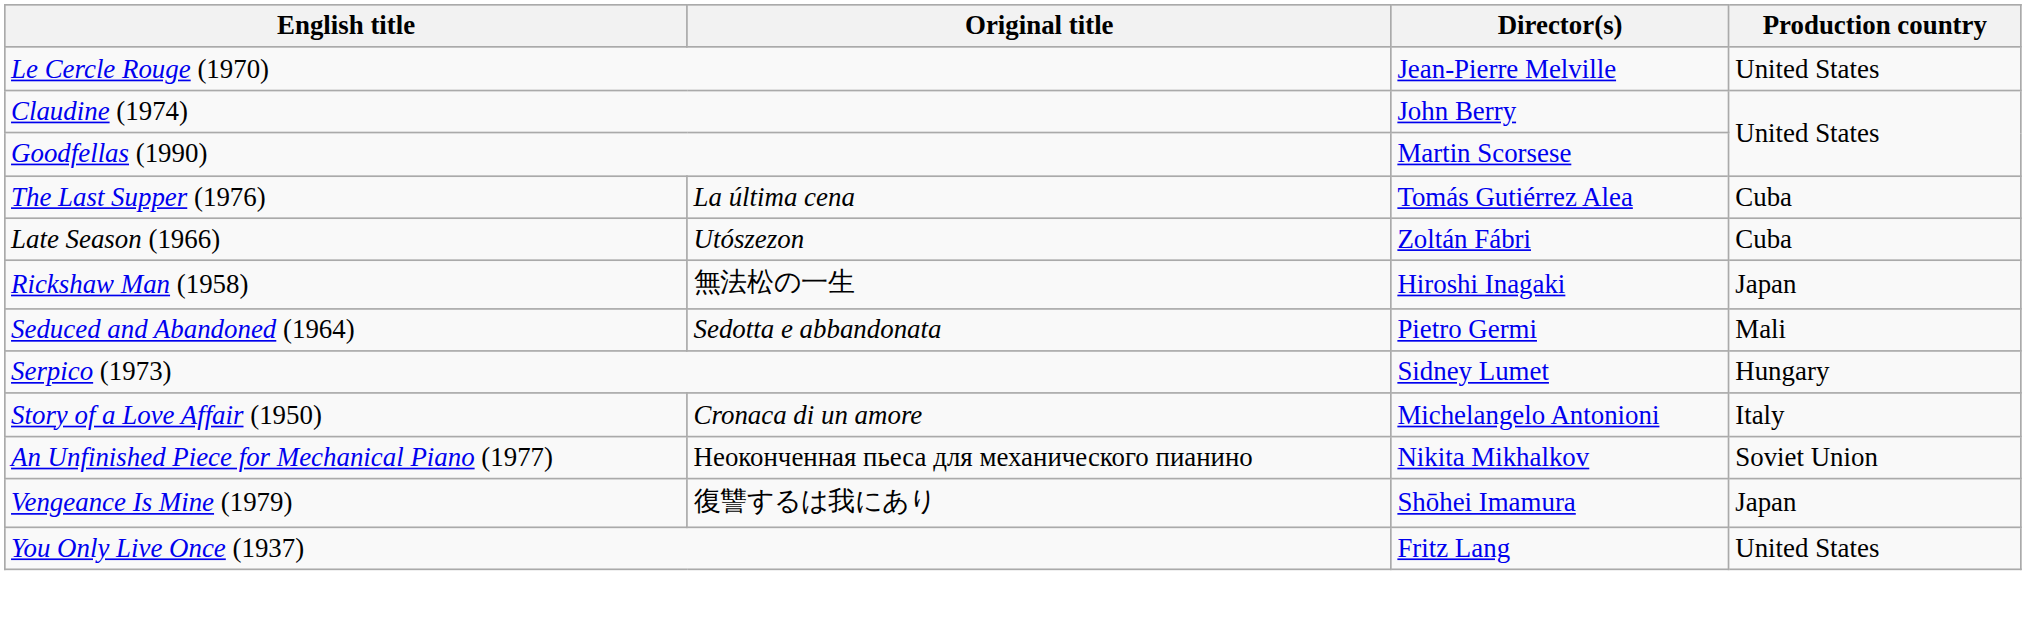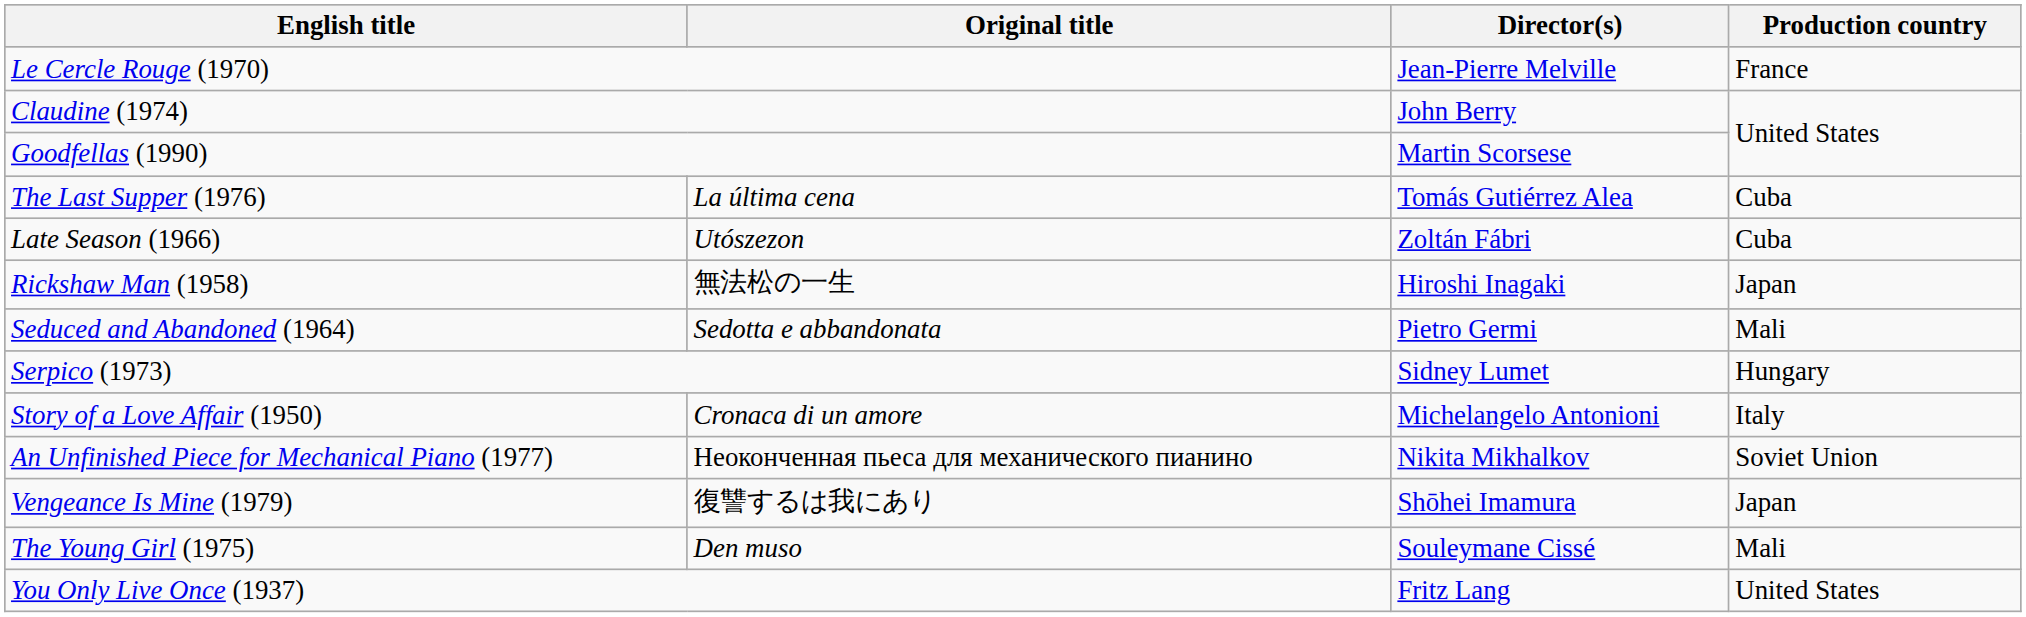(1807, 68) United States -> (1772, 68) France
+ row: (133, 547)
